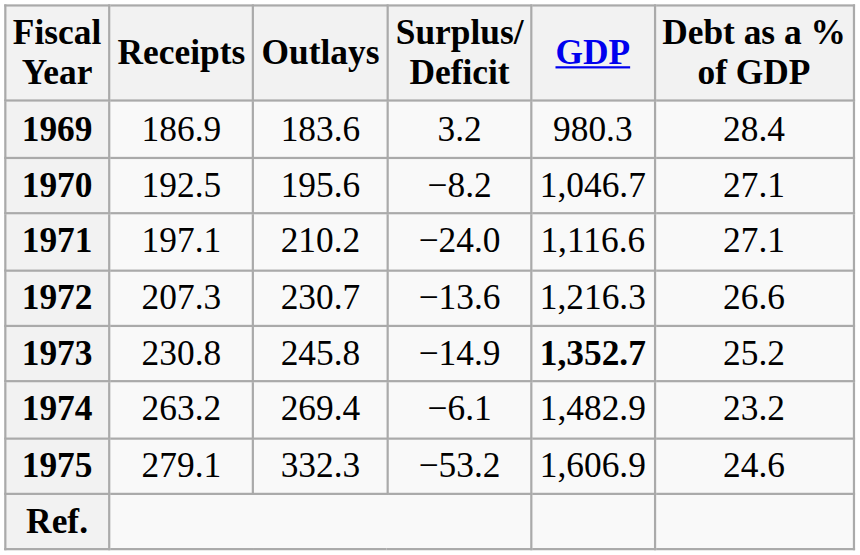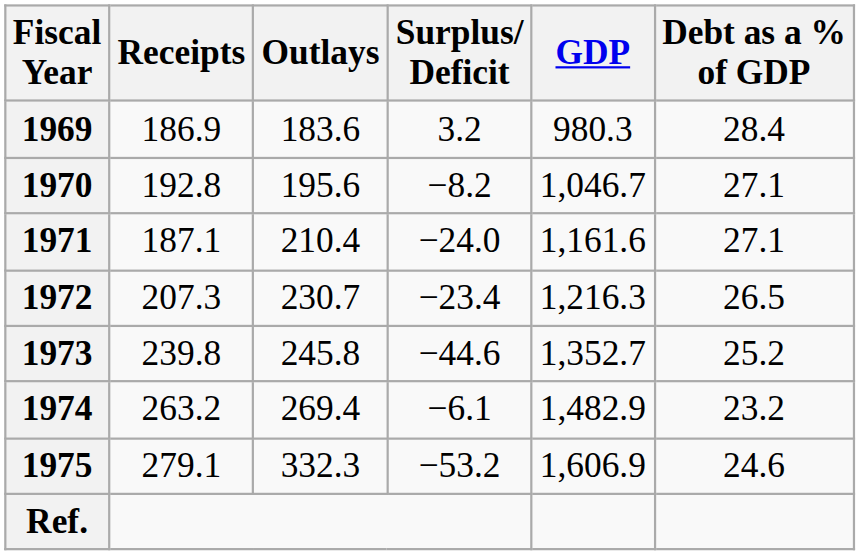(181, 184) 192.5 -> (181, 184) 192.8
(181, 240) 197.1 -> (181, 240) 187.1
(320, 240) 210.2 -> (320, 240) 210.4
(593, 240) 1,116.6 -> (593, 240) 1,161.6
(460, 296) −13.6 -> (460, 296) −23.4
(754, 296) 26.6 -> (754, 296) 26.5
(181, 353) 230.8 -> (181, 353) 239.8
(460, 353) −14.9 -> (460, 353) −44.6
(593, 353) bold -> (593, 353) normal
